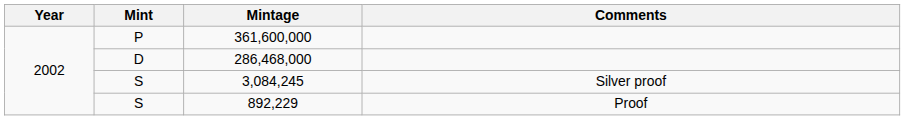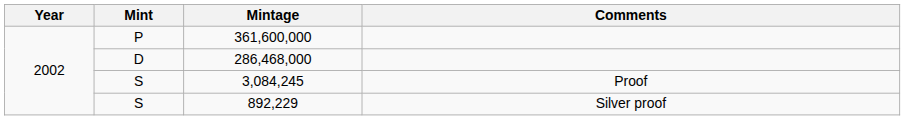(631, 81) Silver proof -> (631, 81) Proof
(631, 103) Proof -> (631, 103) Silver proof
